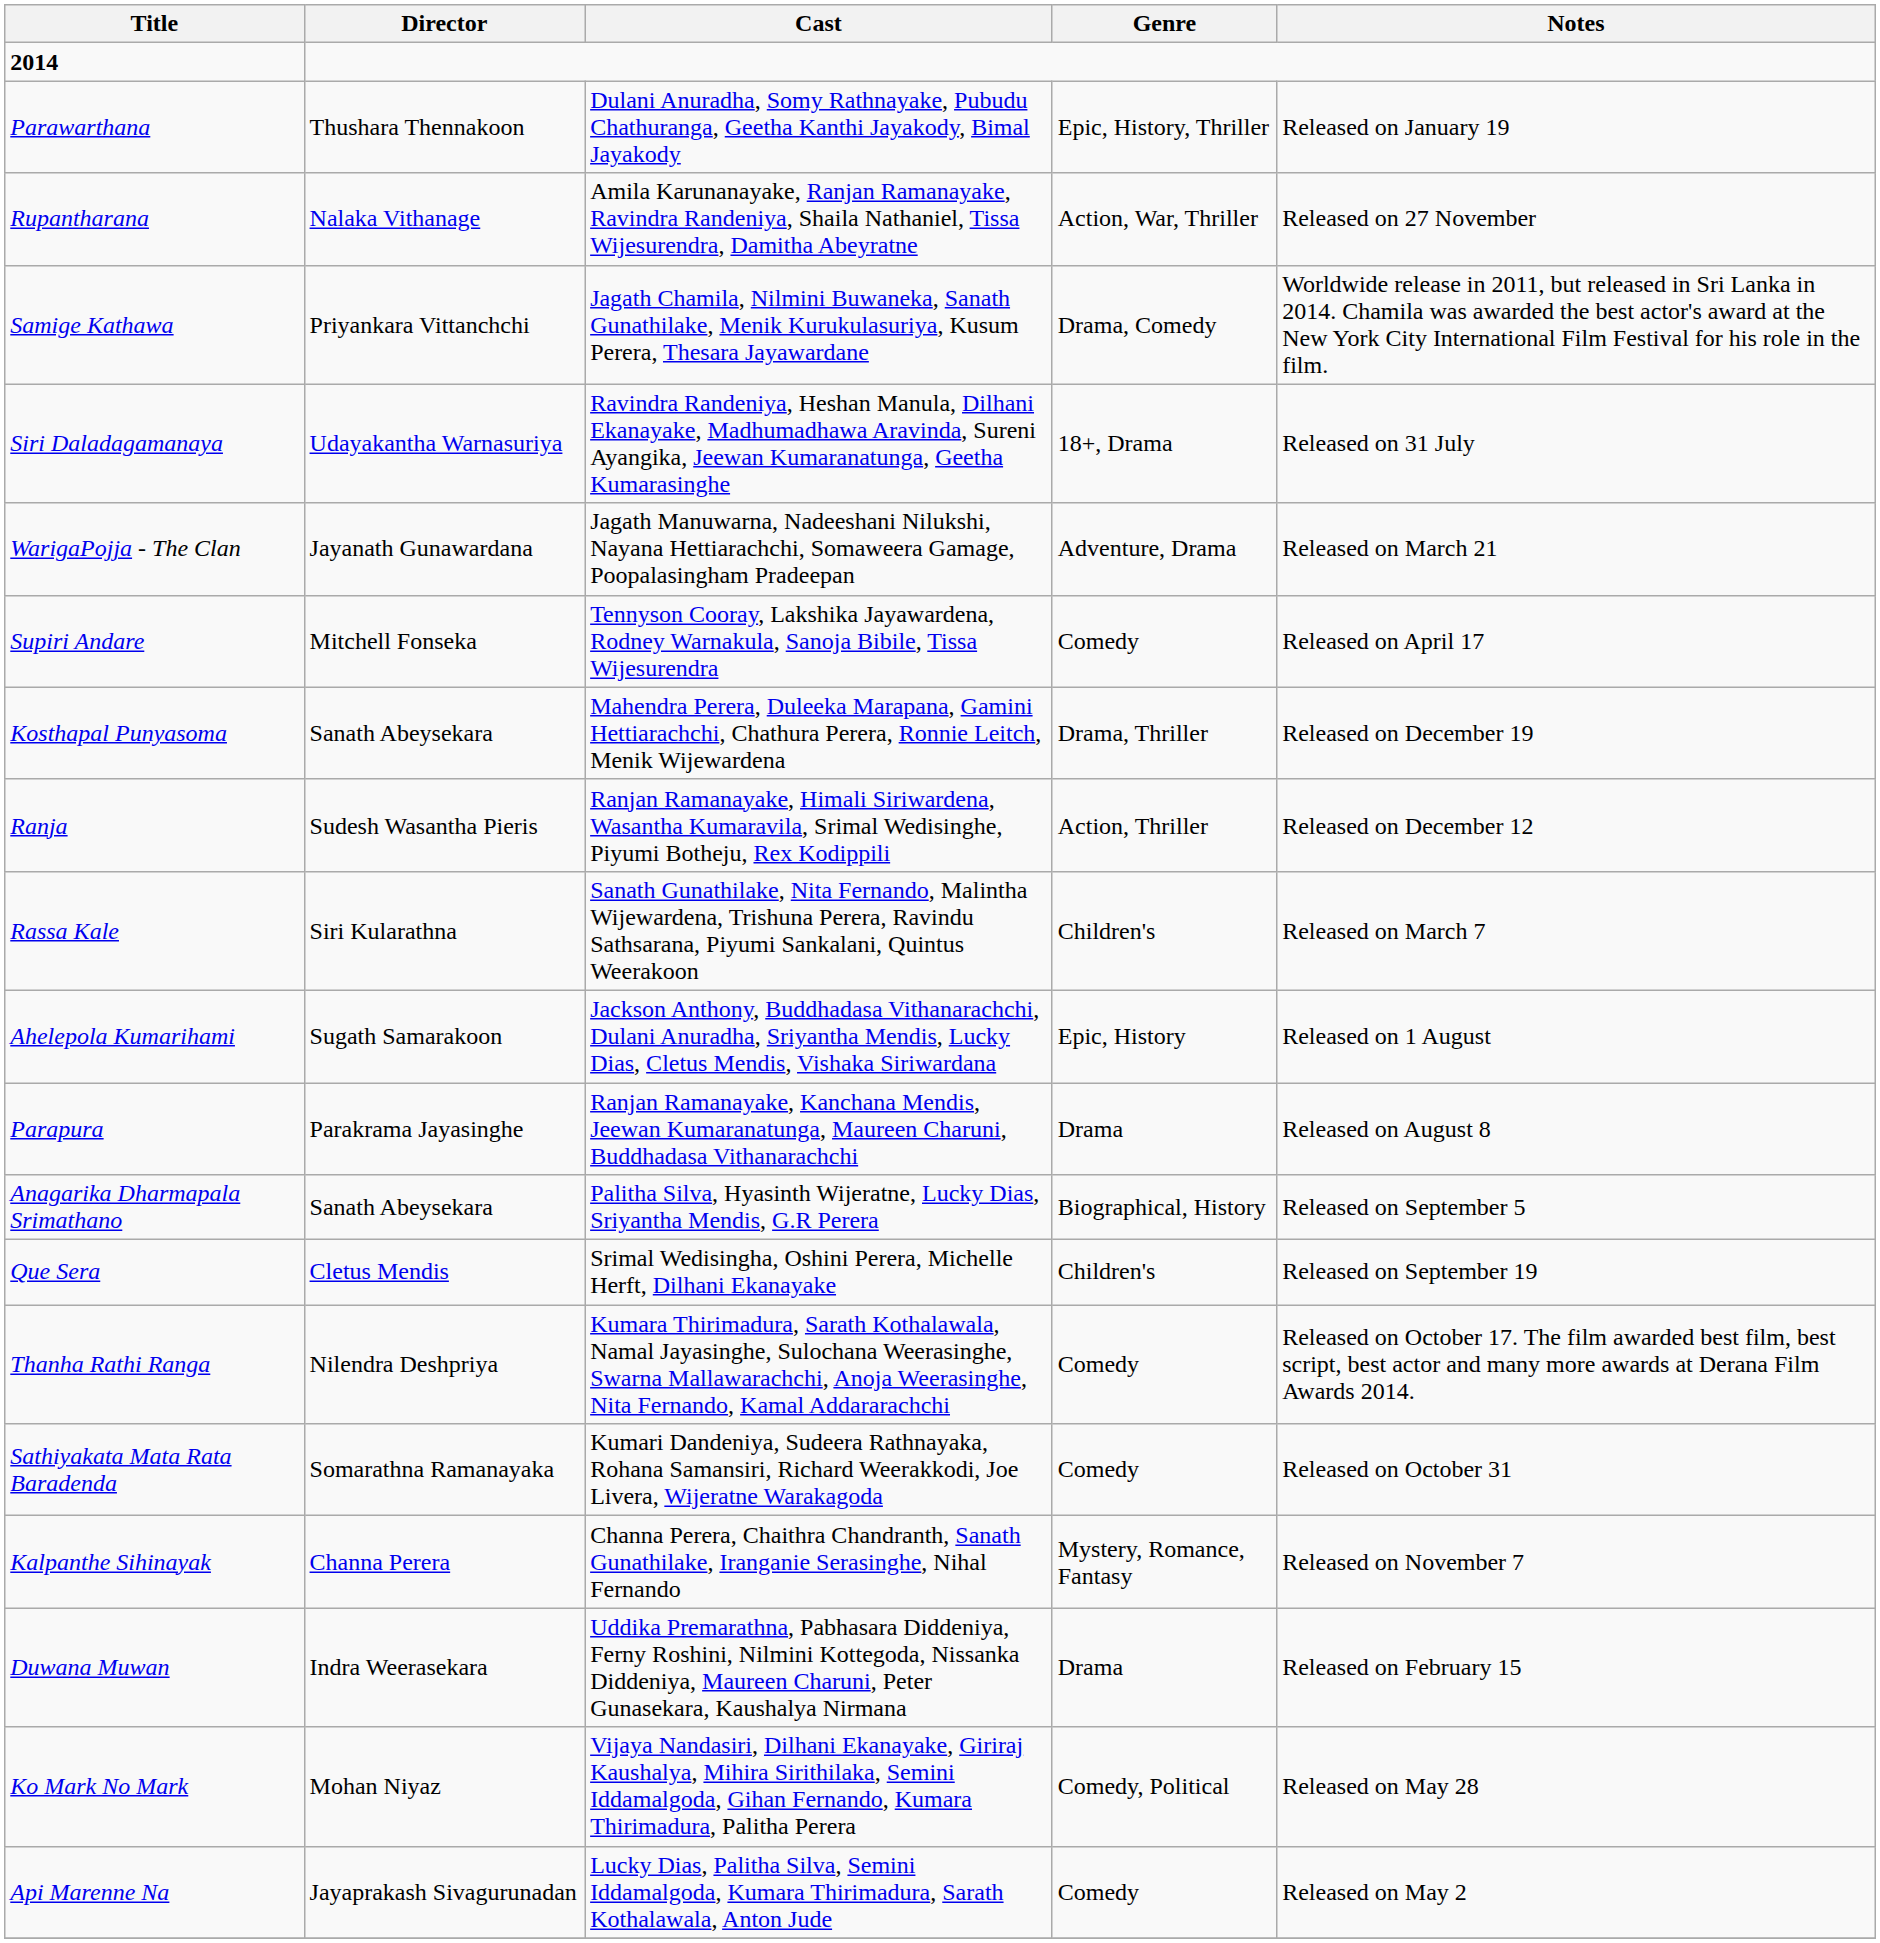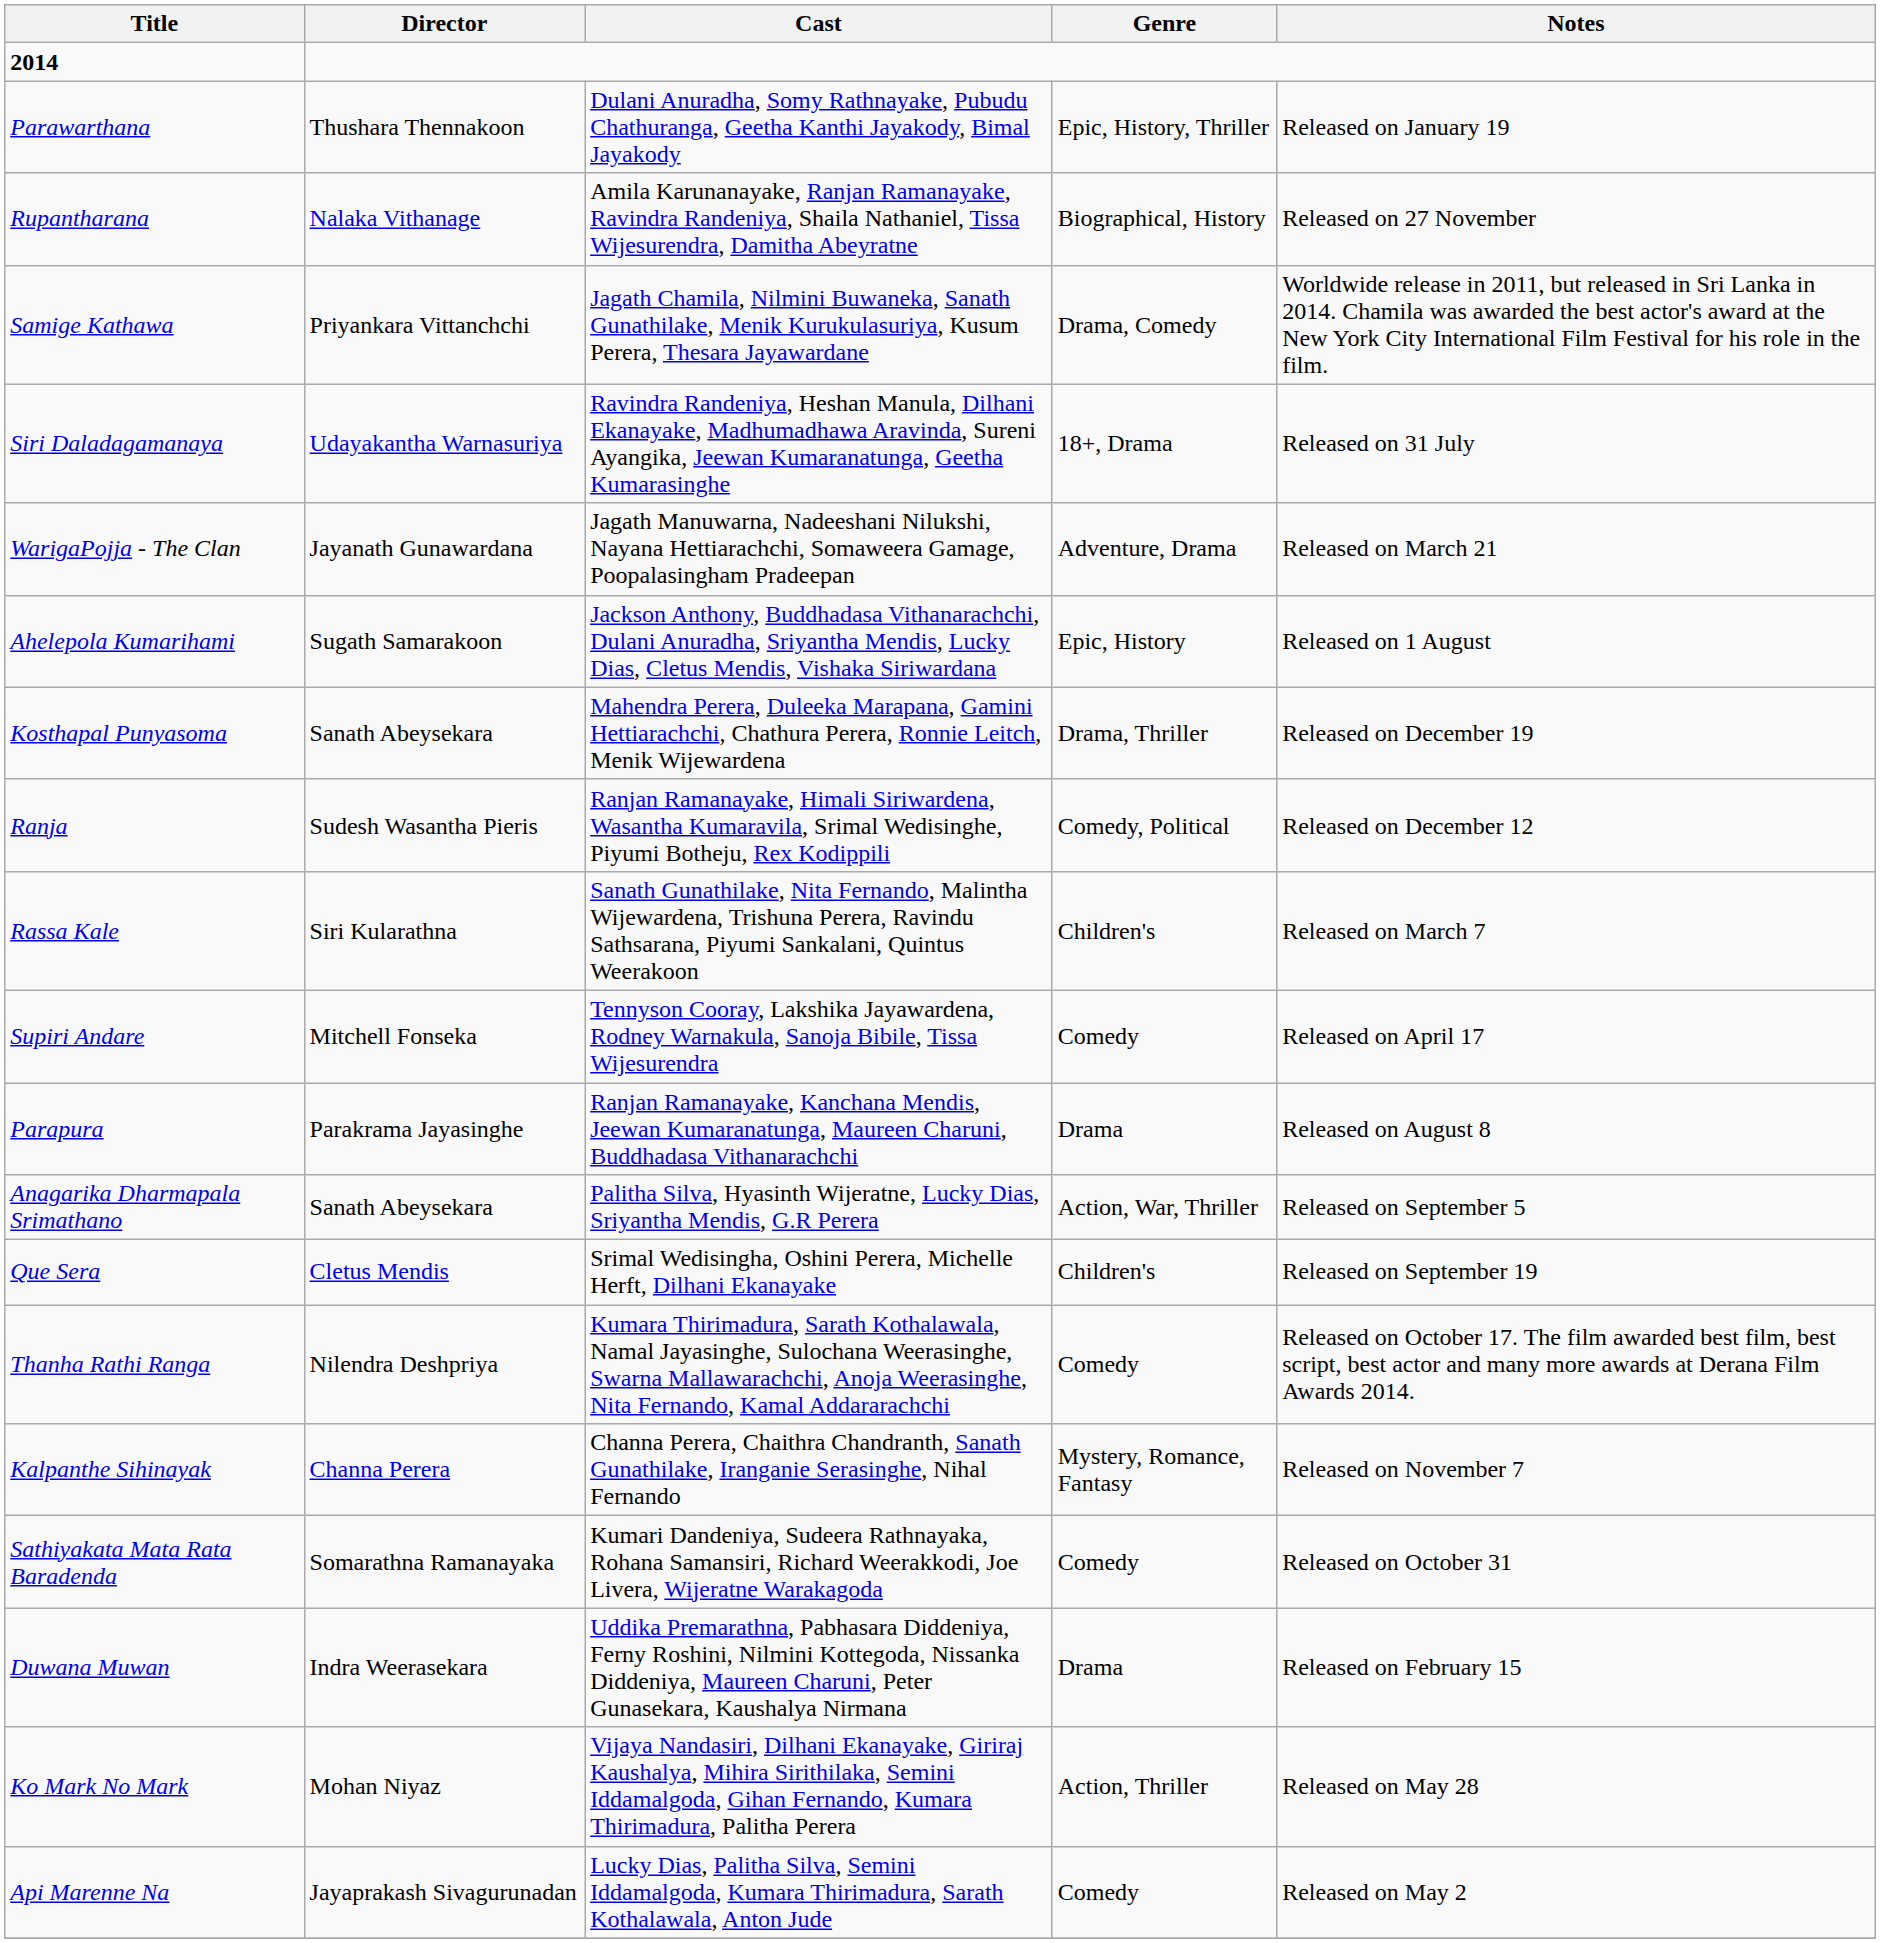(1158, 218) Action, War, Thriller -> (1162, 218) Biographical, History
rows swapped: (77, 640) <-> (123, 1036)
(1133, 825) Action, Thriller -> (1144, 825) Comedy, Political
(1162, 1206) Biographical, History -> (1158, 1206) Action, War, Thriller
rows swapped: (121, 1469) <-> (111, 1561)
(1144, 1786) Comedy, Political -> (1133, 1786) Action, Thriller
